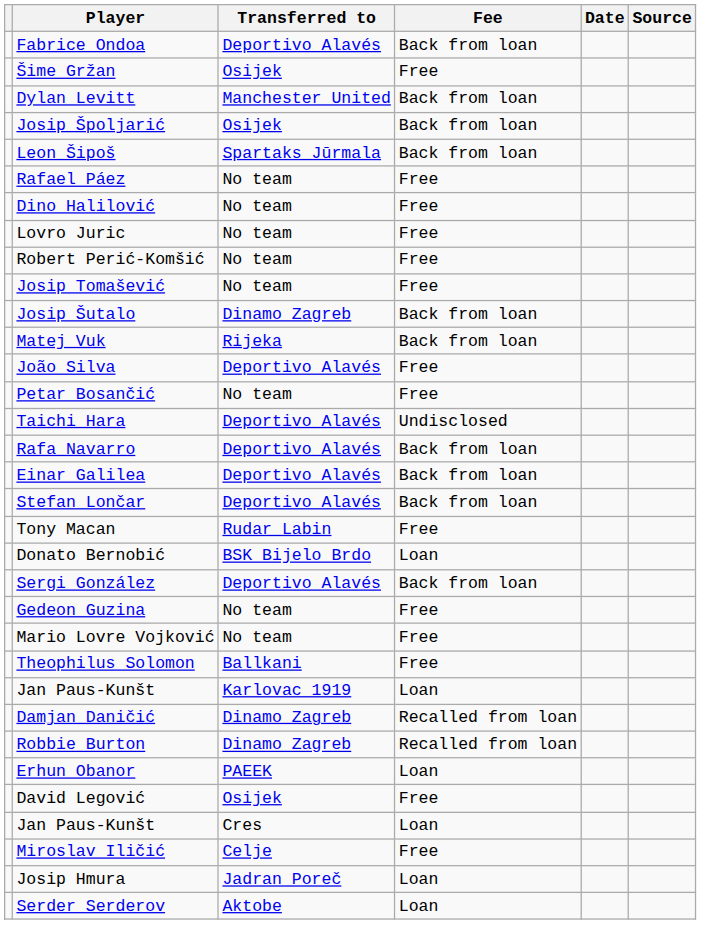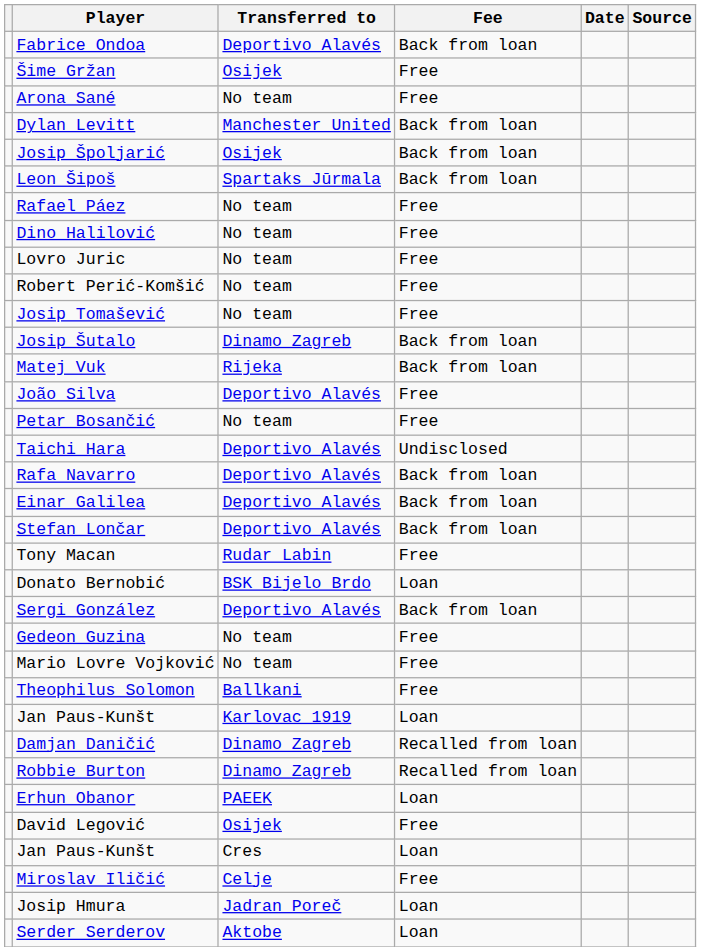+ row: (66, 99)
